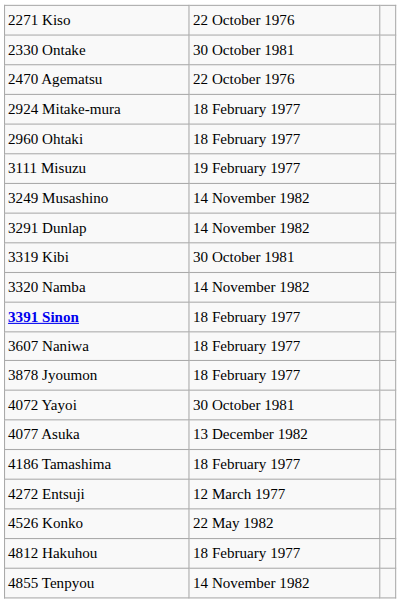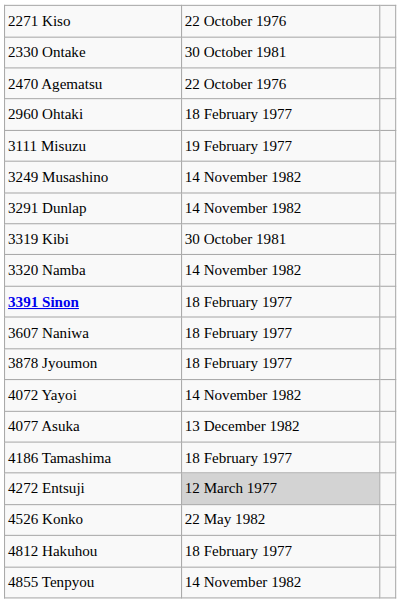- row: (64, 109)
(244, 405) 30 October 1981 -> (243, 395) 14 November 1982
(239, 494) no background -> (231, 488) lightgrey background
